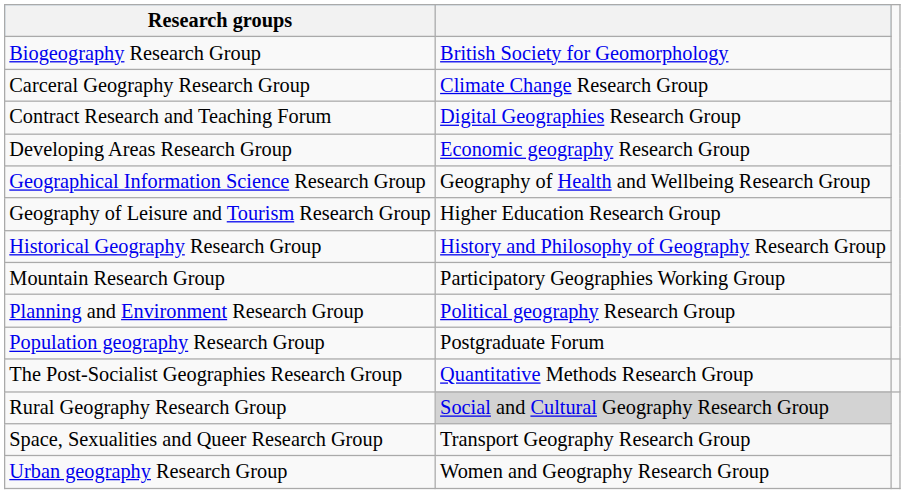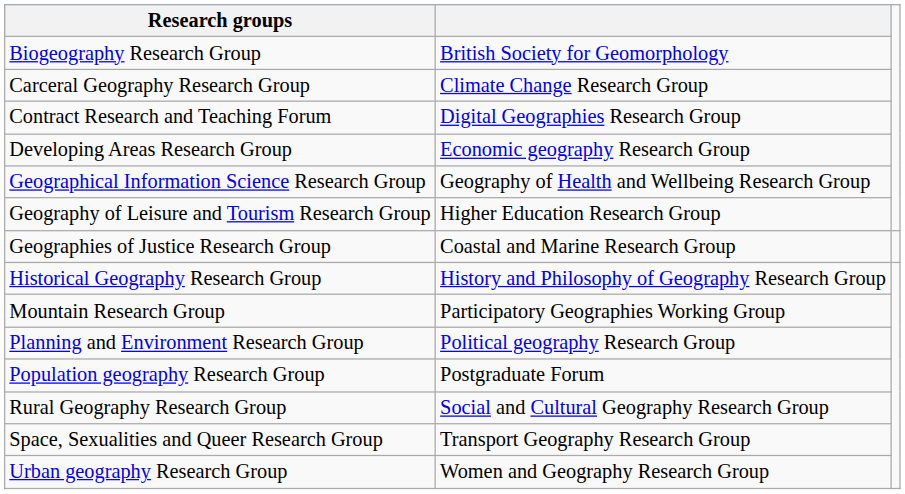+ row: (170, 246)
- row: (206, 375)
(635, 407) lightgrey background -> (635, 407) no background
